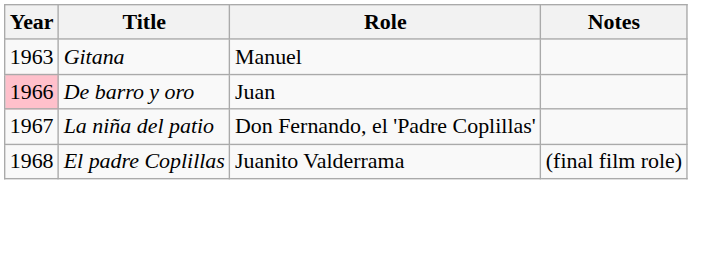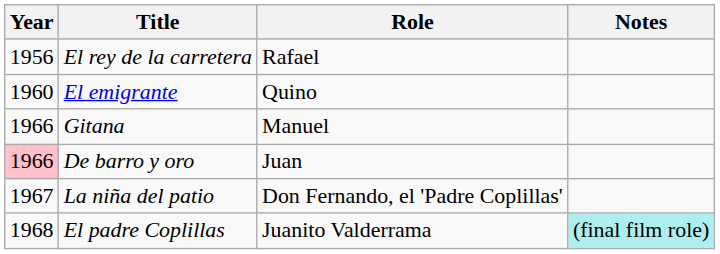+ row: (158, 56)
+ row: (121, 91)
(32, 56) 1963 -> (32, 126) 1966
(614, 160) no background -> (641, 230) paleturquoise background
